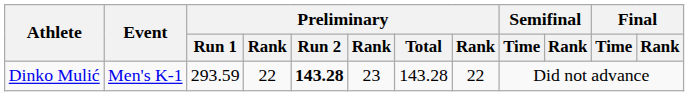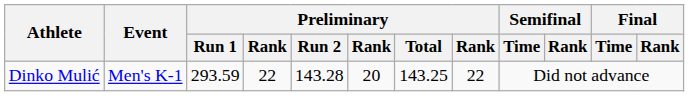(319, 76) bold -> (319, 76) normal
(371, 76) 23 -> (371, 76) 20
(423, 76) 143.28 -> (423, 76) 143.25
